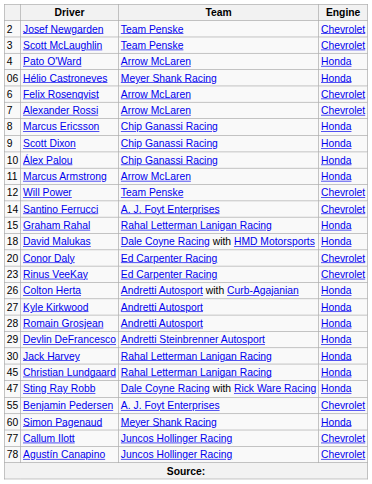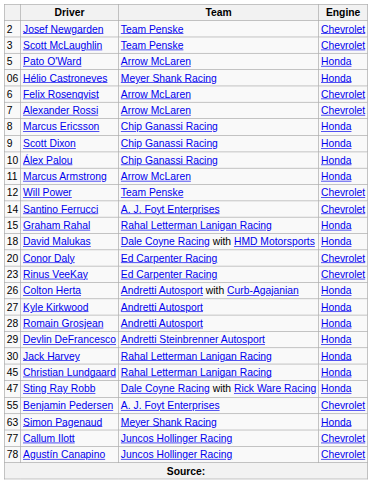(10, 62) 4 -> (10, 62) 5
(12, 422) 60 -> (12, 422) 63
